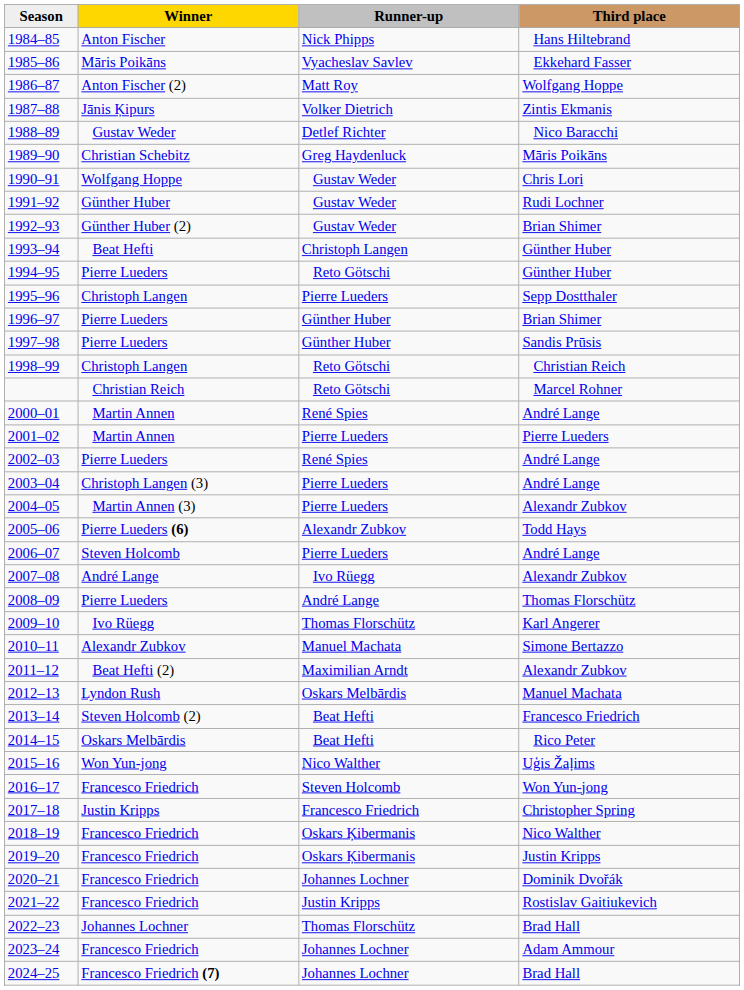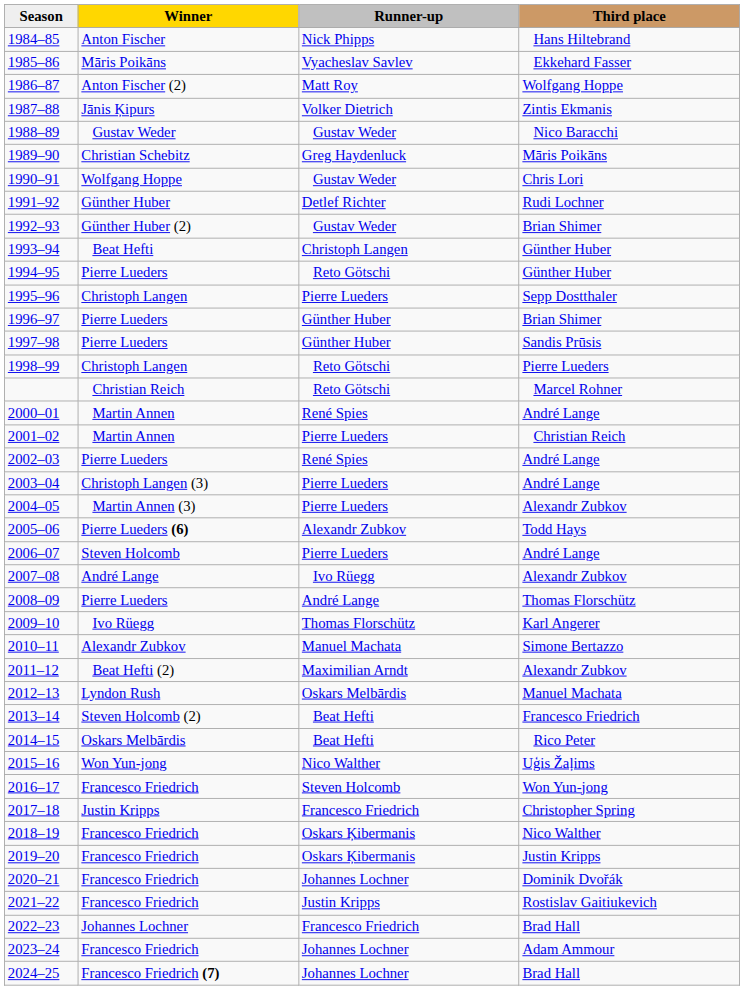(344, 132) Detlef Richter -> (349, 132) Gustav Weder
(349, 202) Gustav Weder -> (344, 202) Detlef Richter
(574, 366) Christian Reich -> (565, 366) Pierre Lueders
(565, 436) Pierre Lueders -> (574, 436) Christian Reich
(358, 926) Thomas Florschütz -> (361, 926) Francesco Friedrich
